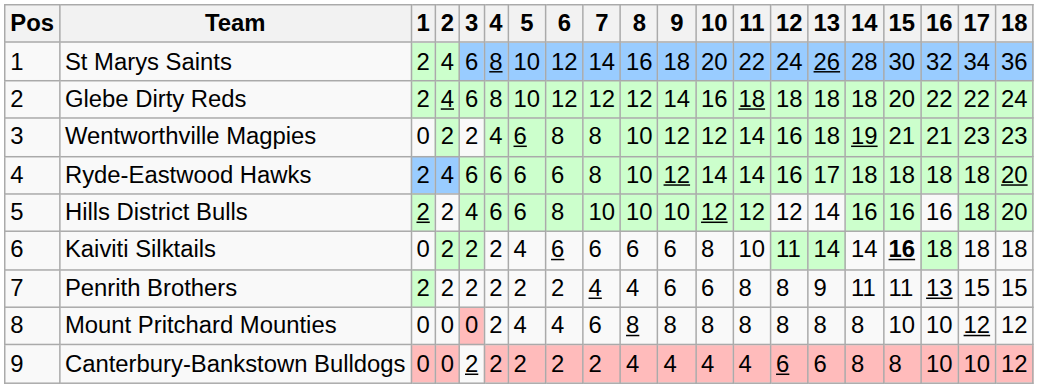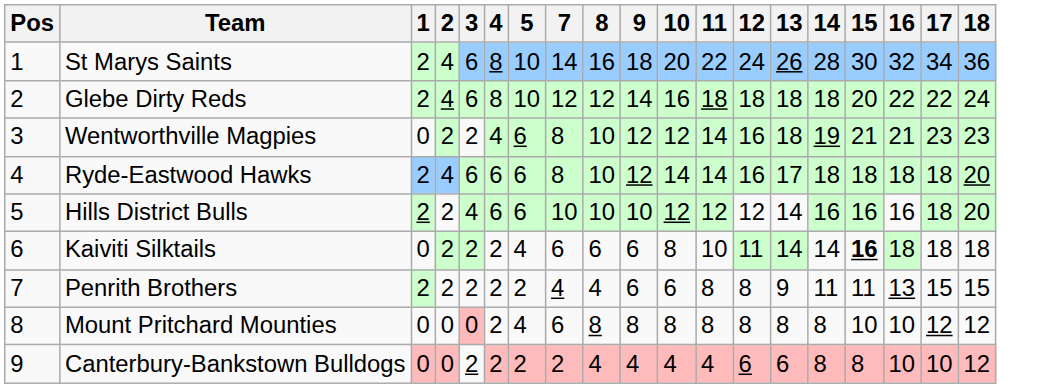- column: (564, 23)
